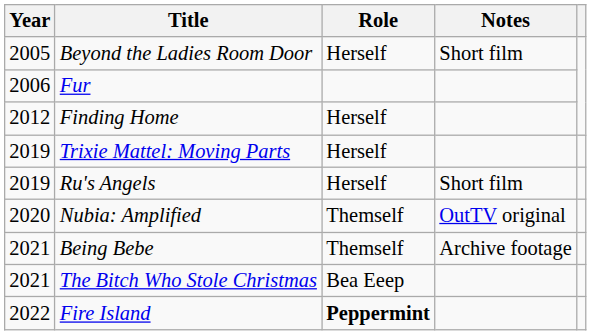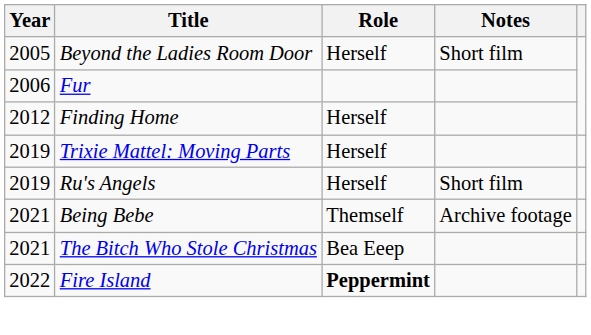- row: (130, 215)
